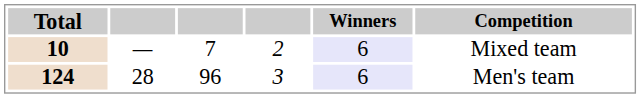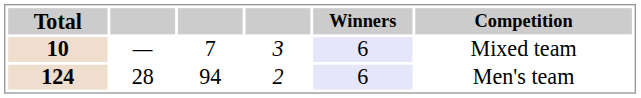(278, 49) 2 -> (278, 49) 3
(210, 76) 96 -> (210, 76) 94
(278, 76) 3 -> (278, 76) 2
